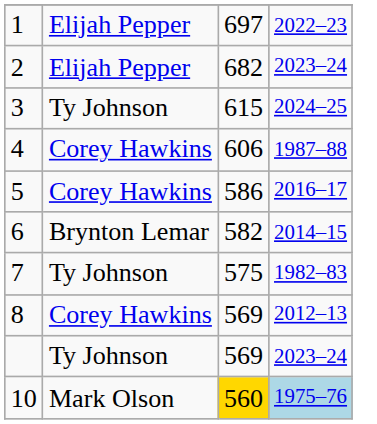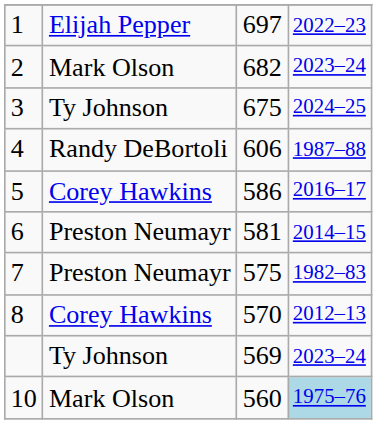(120, 66) Elijah Pepper -> (112, 66) Mark Olson
(243, 107) 615 -> (262, 107) 675
(130, 149) Corey Hawkins -> (138, 149) Randy DeBortoli
(129, 231) Brynton Lemar -> (140, 231) Preston Neumayr
(243, 231) 582 -> (262, 231) 581
(109, 273) Ty Johnson -> (140, 273) Preston Neumayr
(243, 314) 569 -> (262, 314) 570
(243, 397) gold background -> (262, 397) no background
